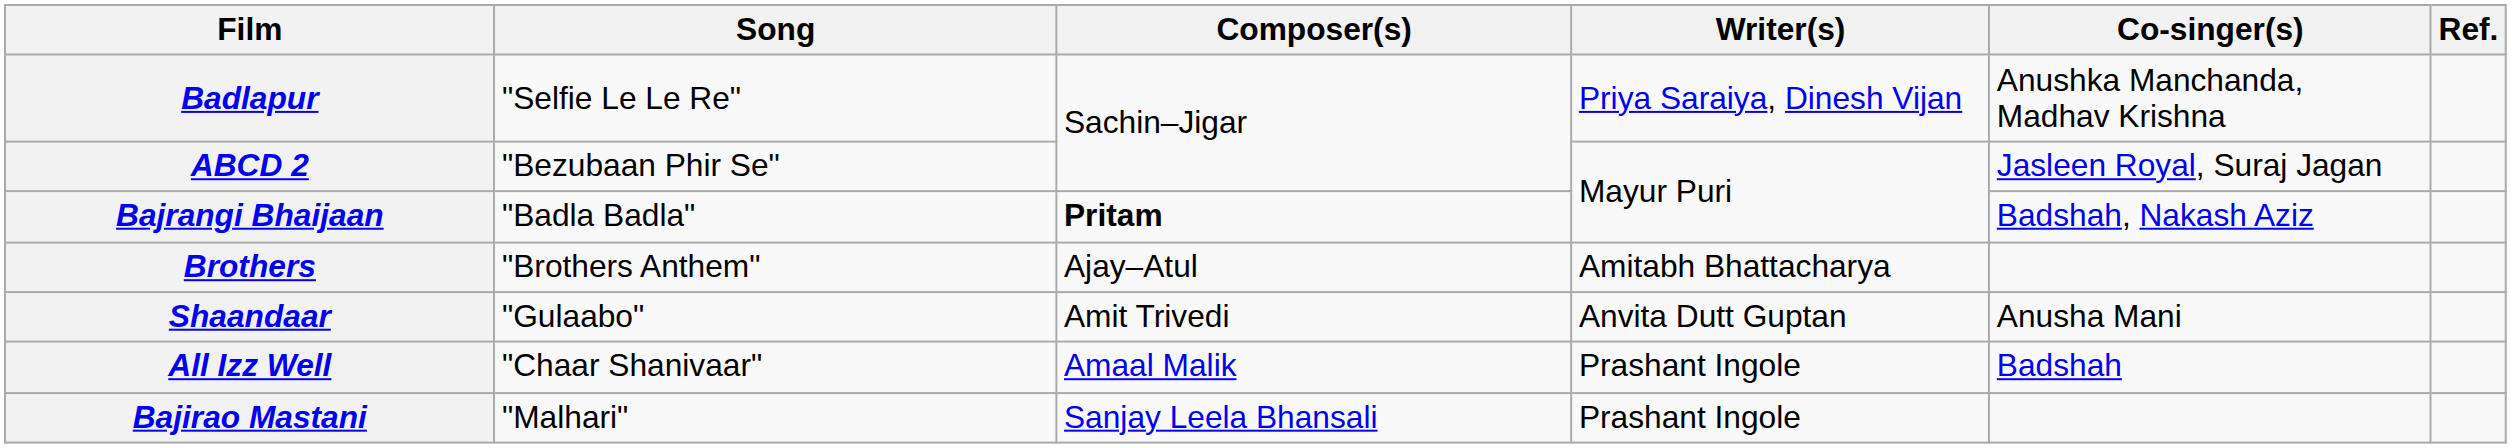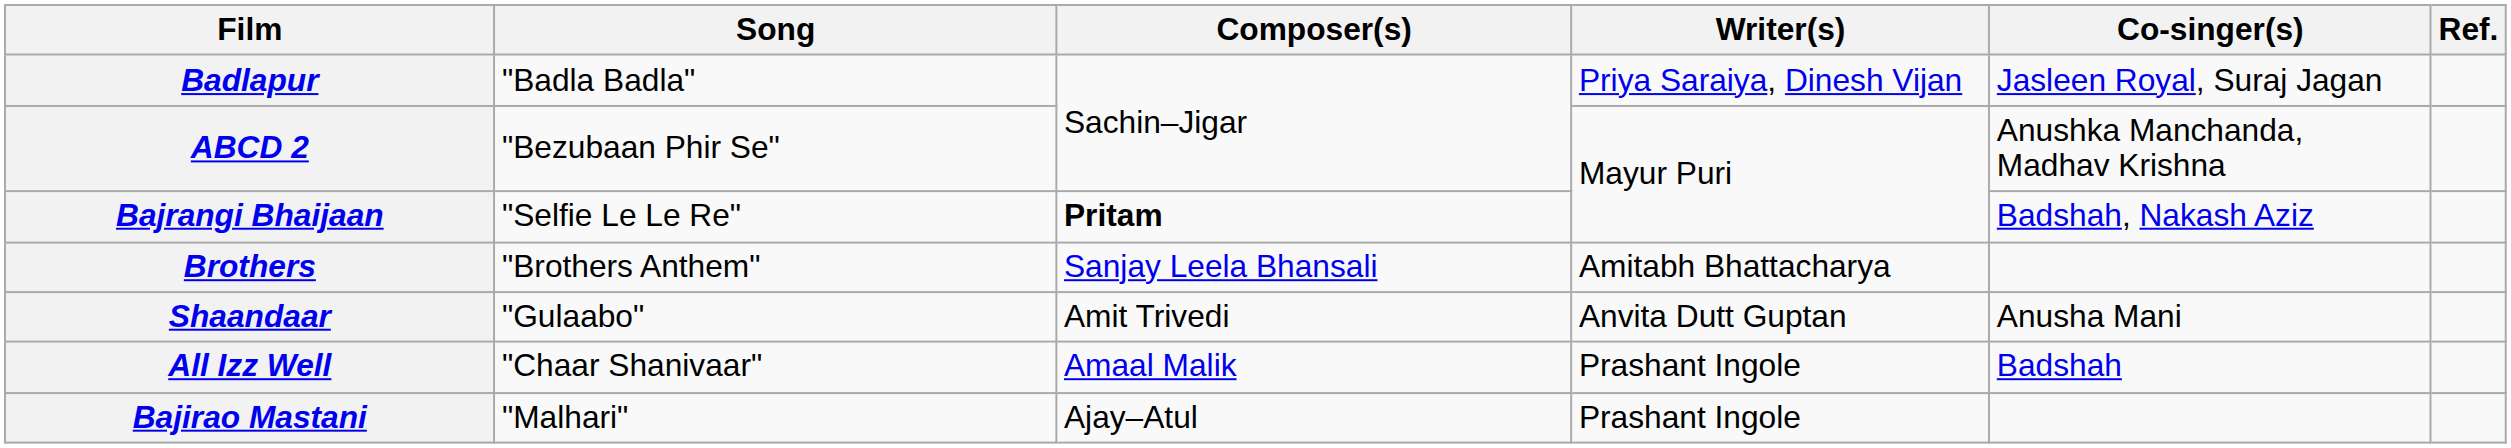(622, 97) "Selfie Le Le Re" -> (599, 79) "Badla Badla"
(2150, 97) Anushka Manchanda, Madhav Krishna -> (2190, 79) Jasleen Royal, Suraj Jagan
(2190, 165) Jasleen Royal, Suraj Jagan -> (2150, 147) Anushka Manchanda, Madhav Krishna
(599, 215) "Badla Badla" -> (622, 215) "Selfie Le Le Re"
(1131, 266) Ajay–Atul -> (1221, 266) Sanjay Leela Bhansali
(1221, 416) Sanjay Leela Bhansali -> (1131, 416) Ajay–Atul
